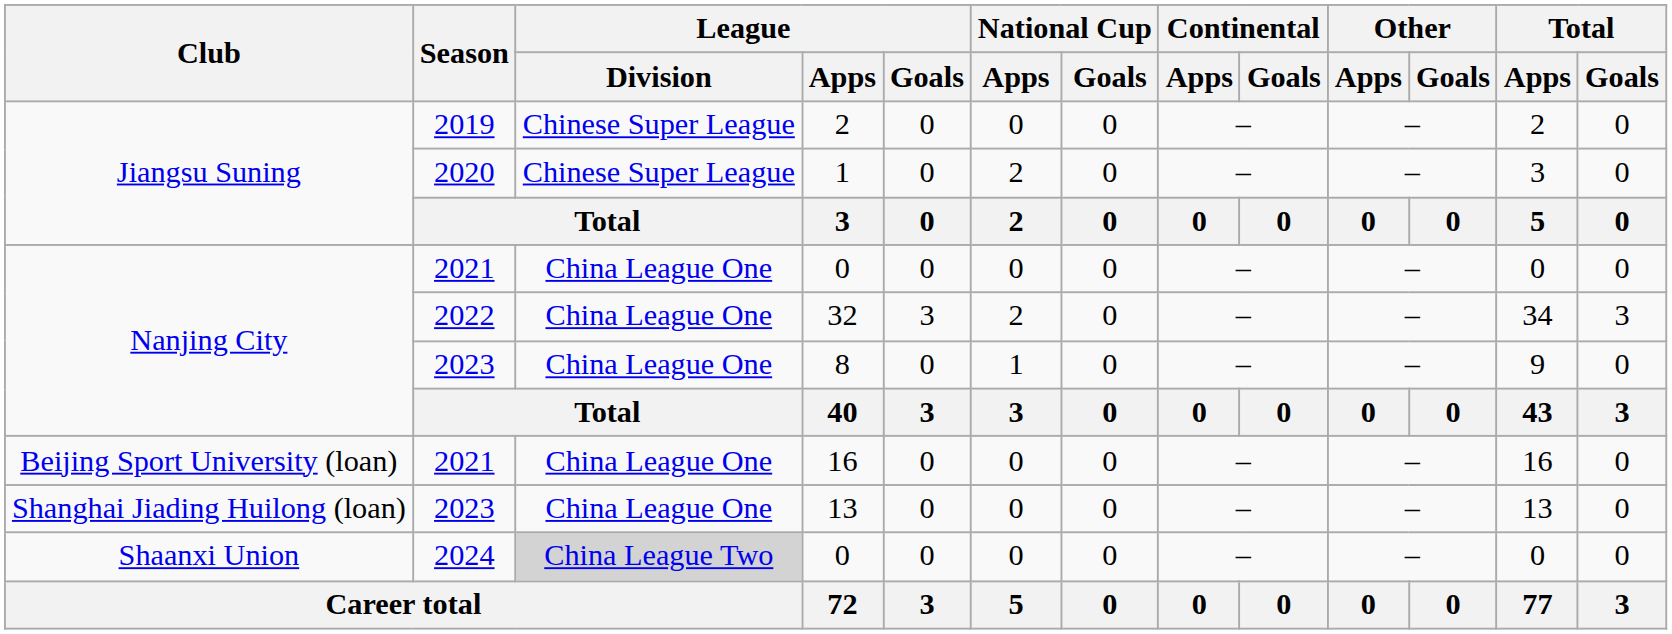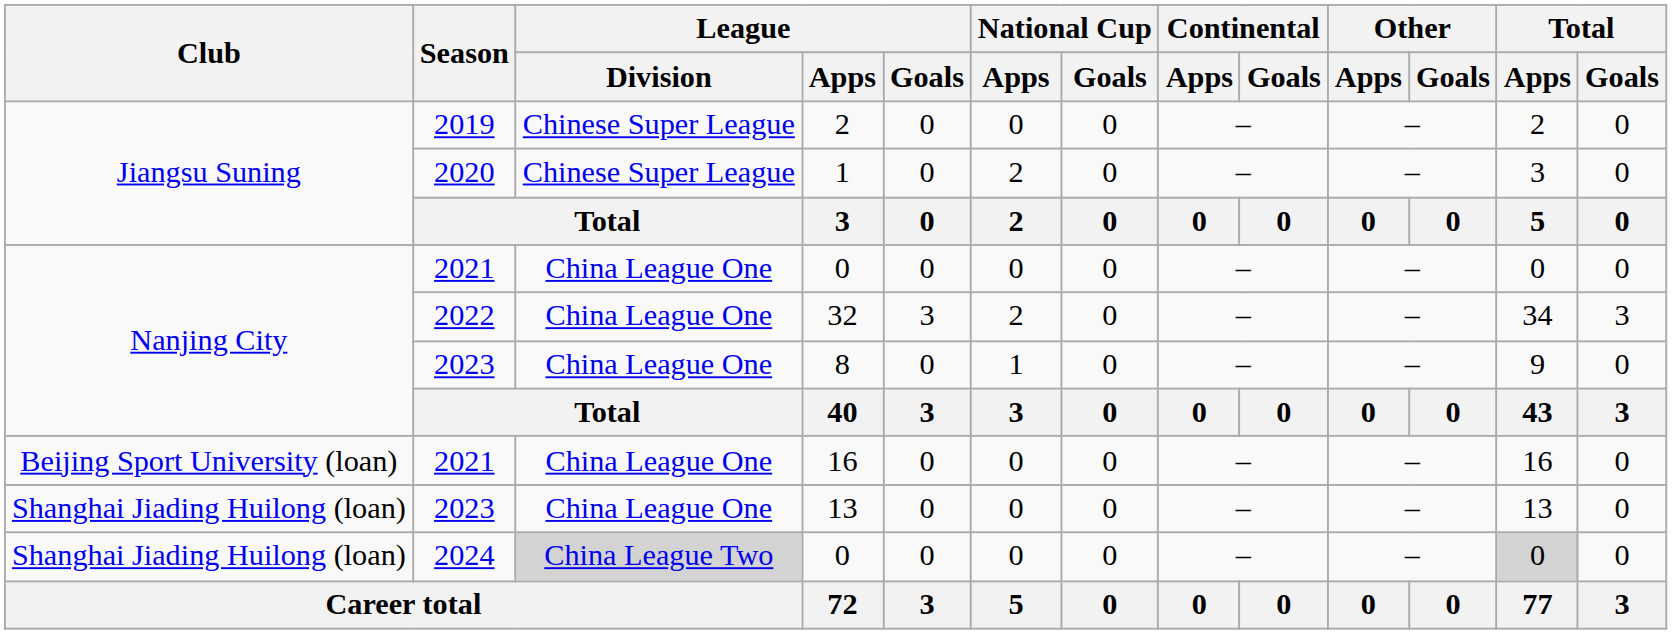(209, 556) Shaanxi Union -> (209, 556) Shanghai Jiading Huilong (loan)
(1537, 556) no background -> (1537, 556) lightgrey background
